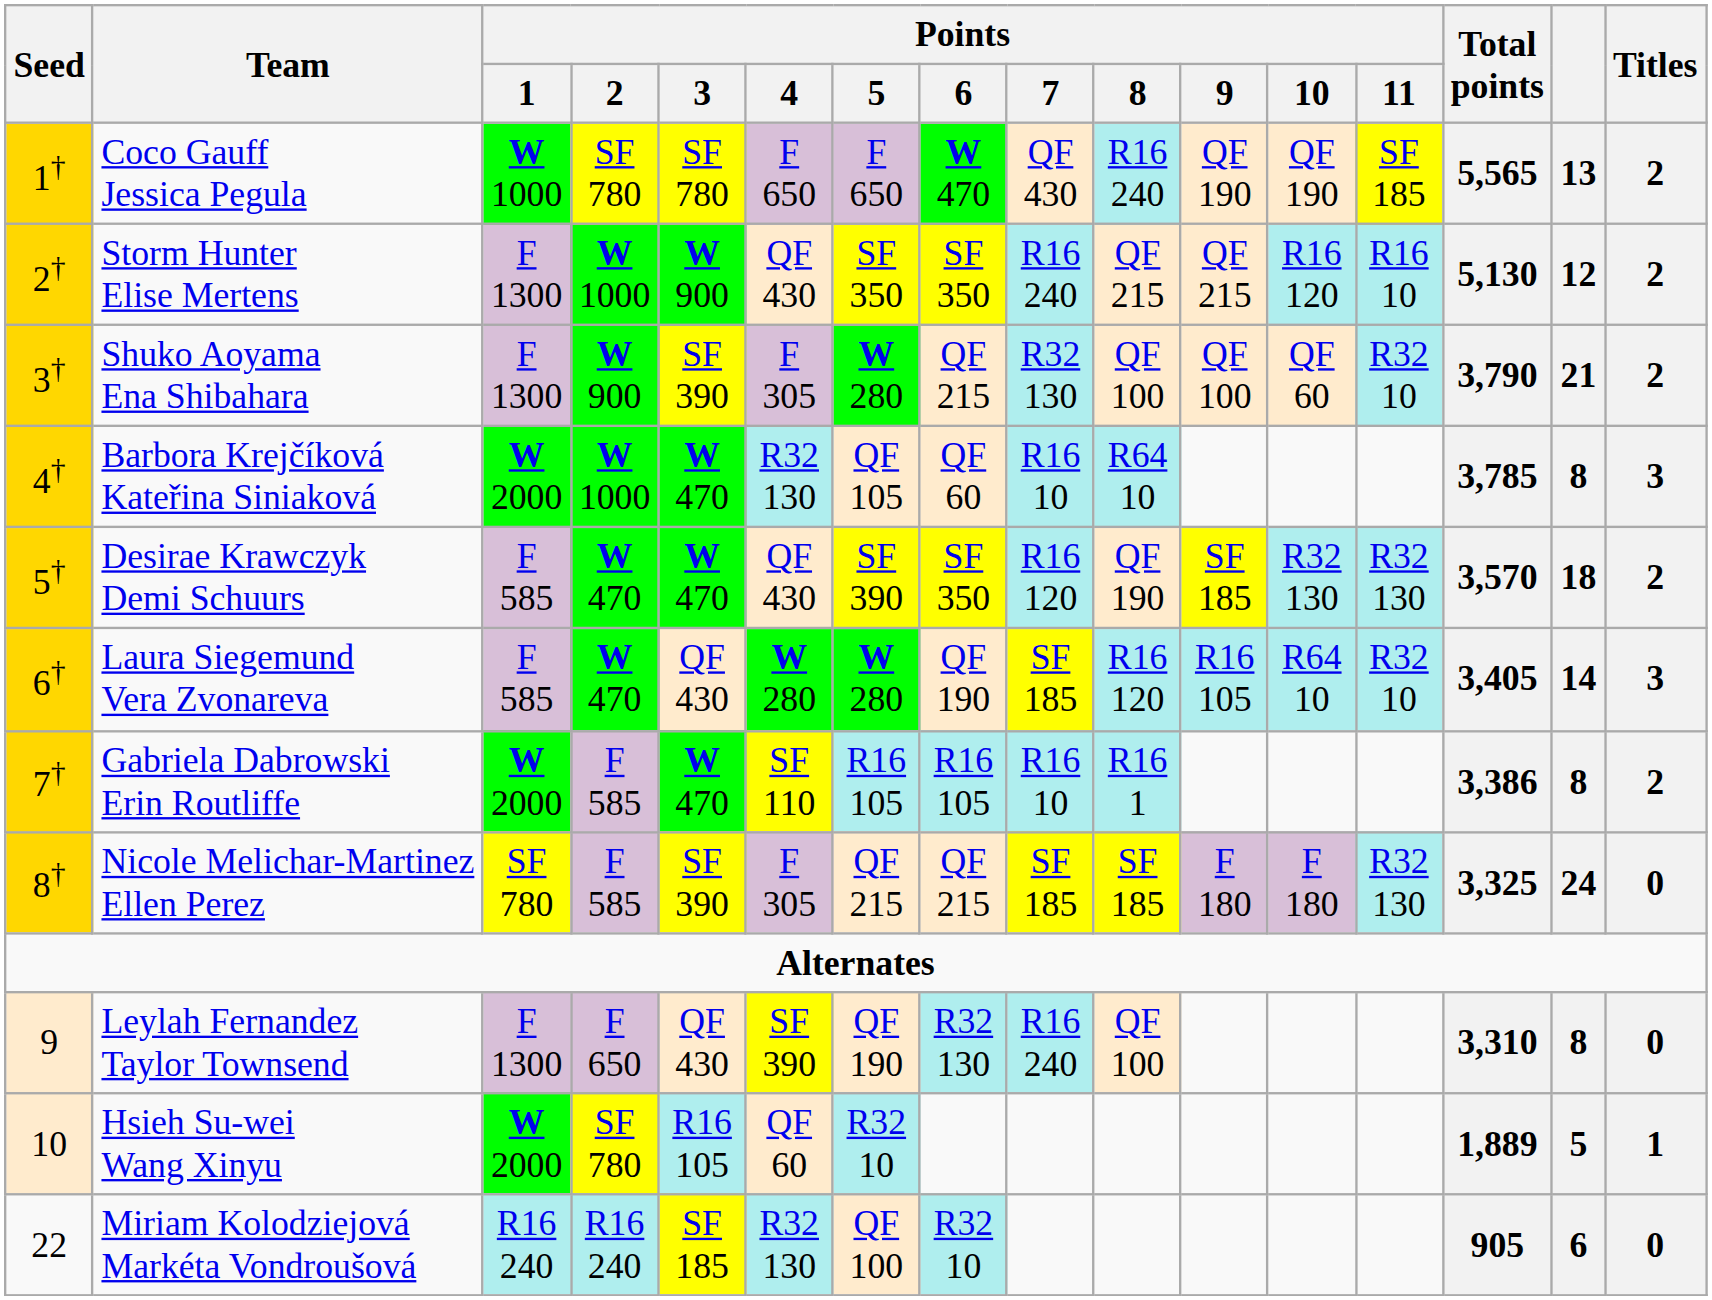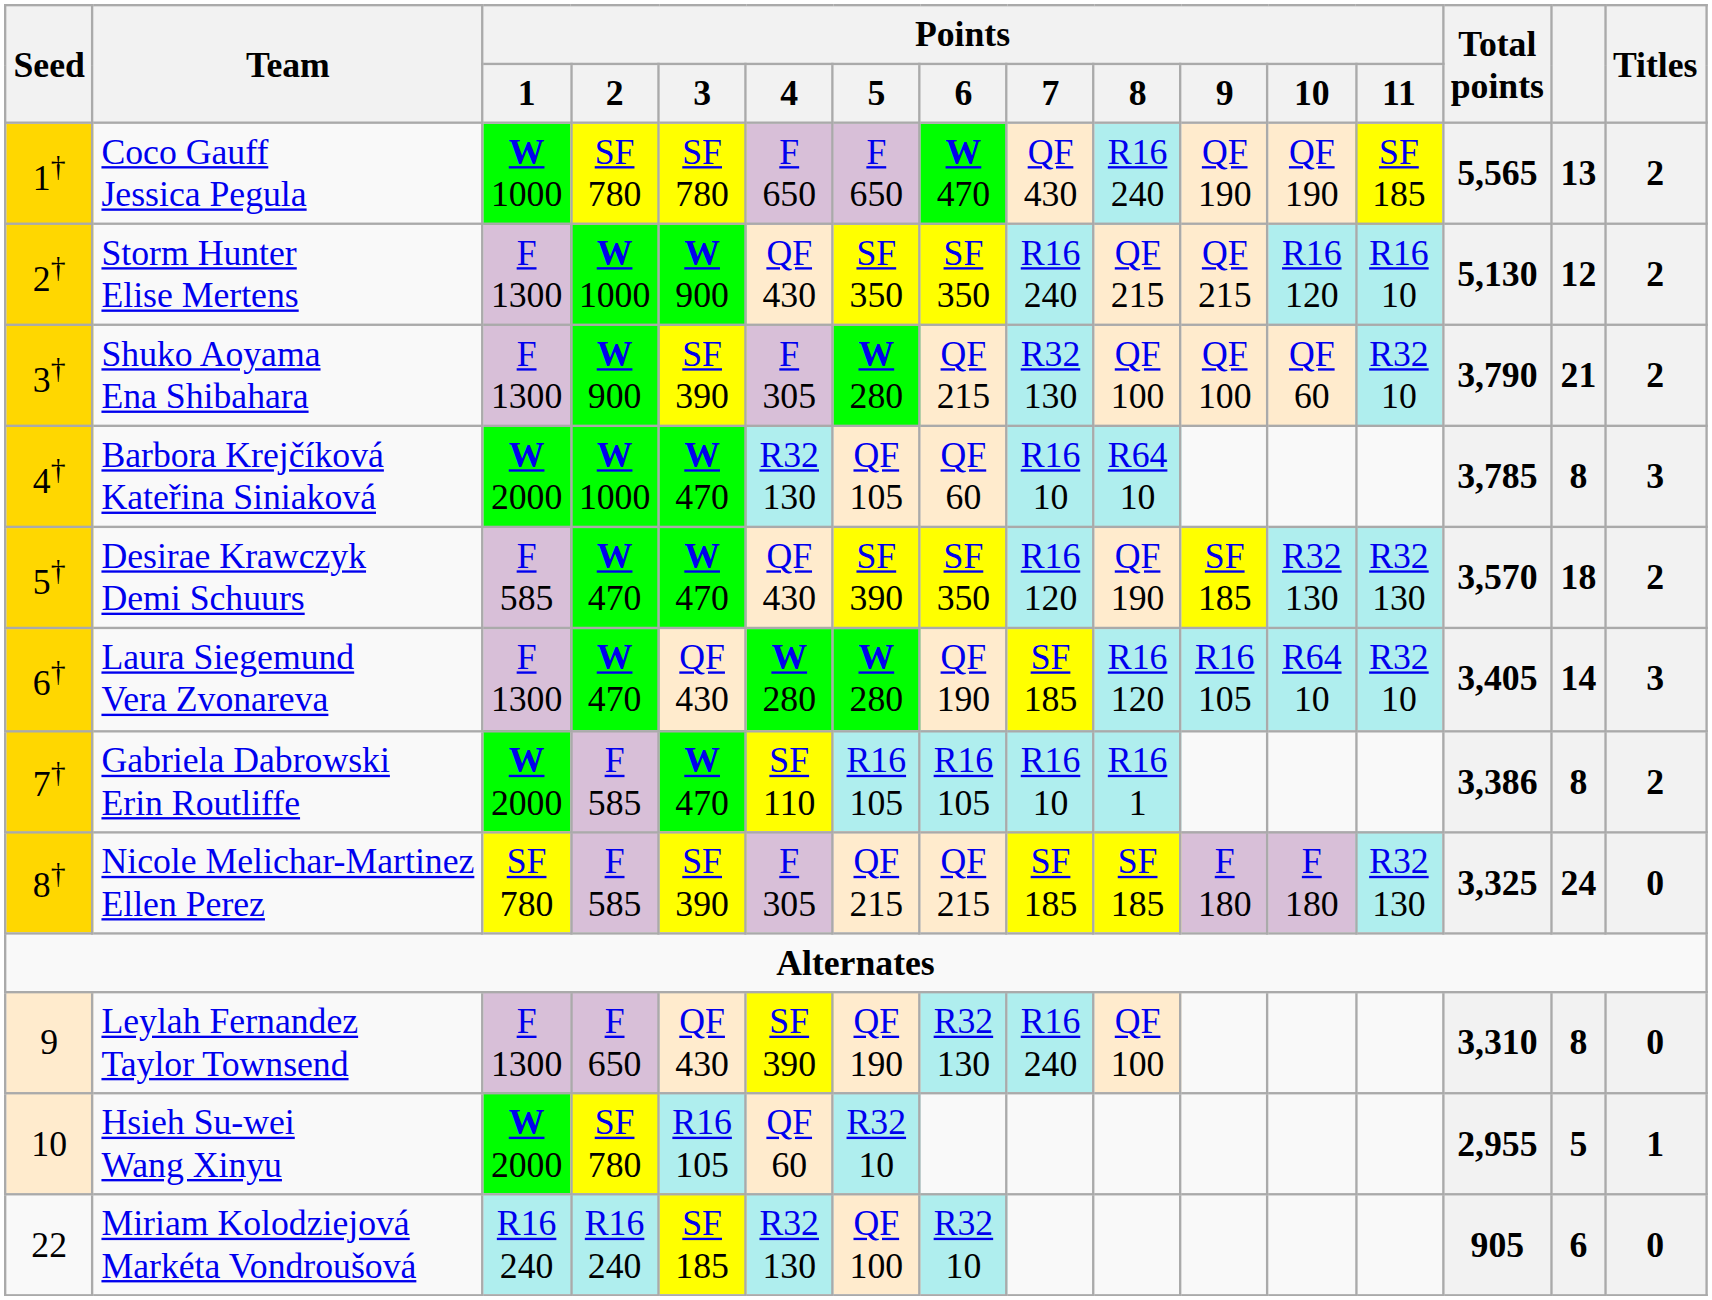(527, 679) F 585 -> (527, 679) F 1300
(1497, 1142) 1,889 -> (1497, 1142) 2,955
